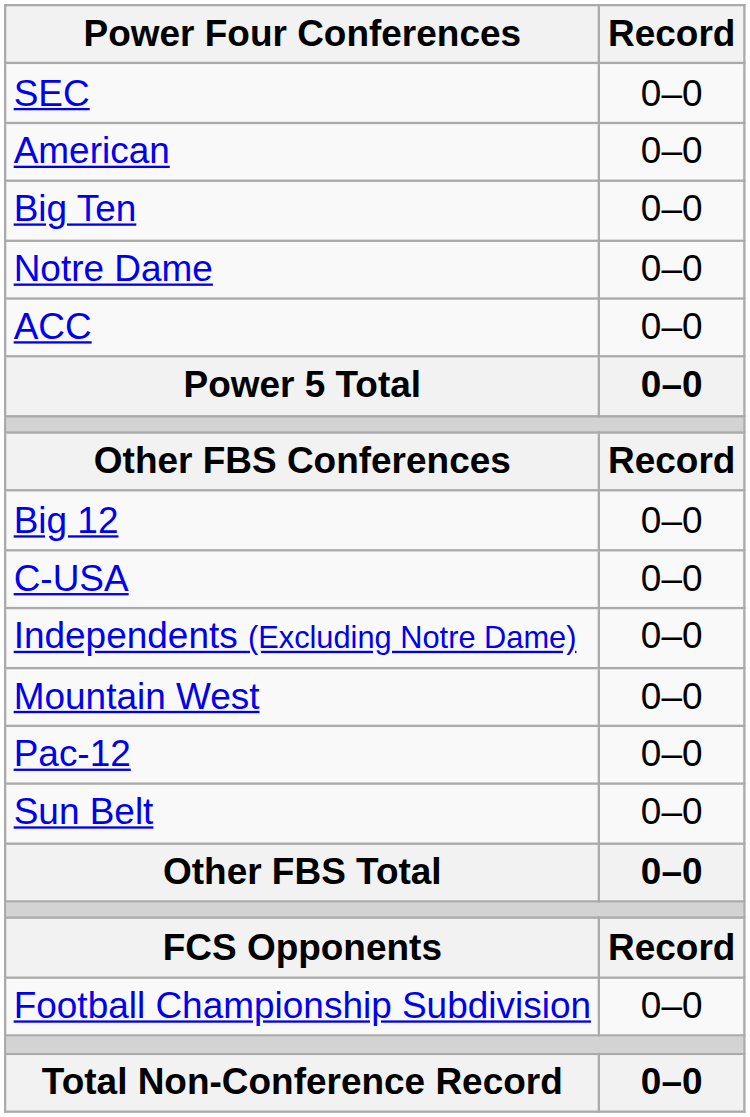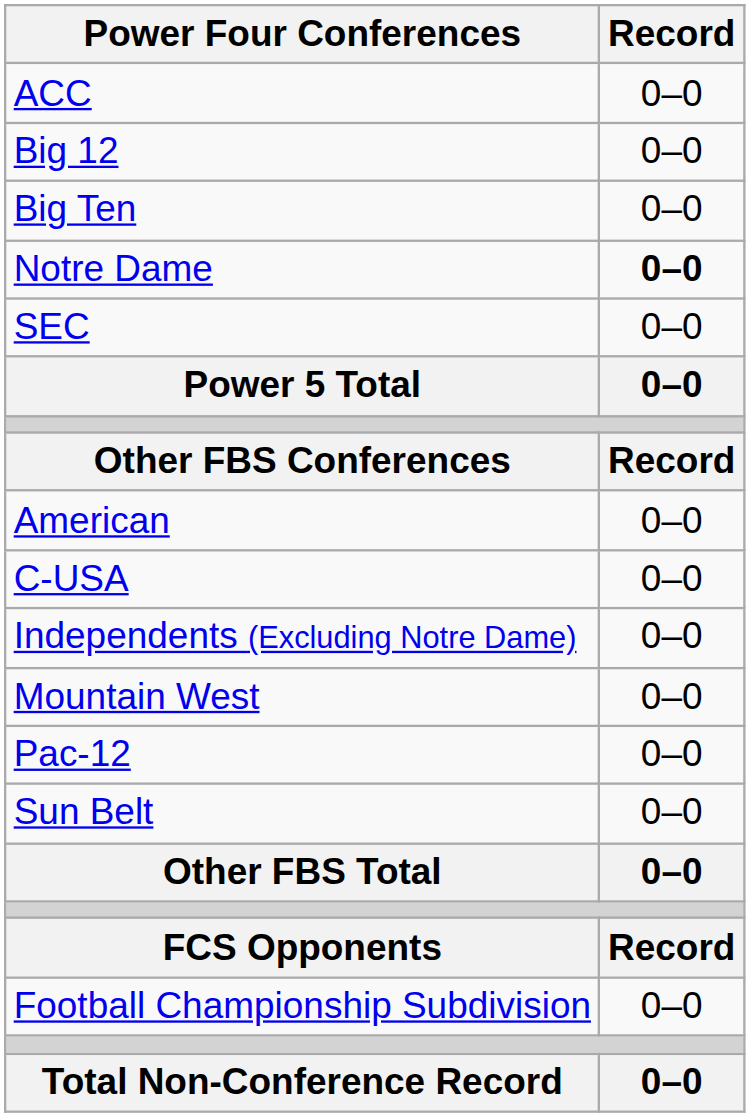rows swapped: (53, 326) <-> (52, 92)
rows swapped: (66, 519) <-> (92, 151)
(672, 268) normal -> (672, 268) bold
